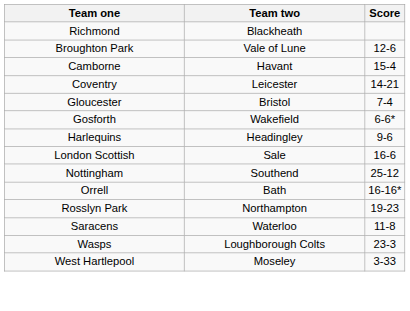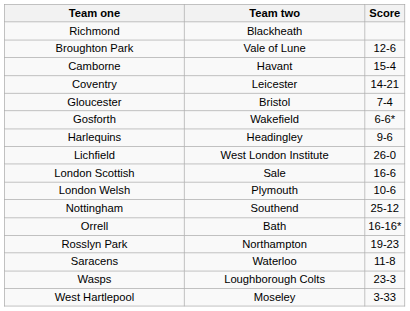+ row: (94, 155)
+ row: (94, 191)
